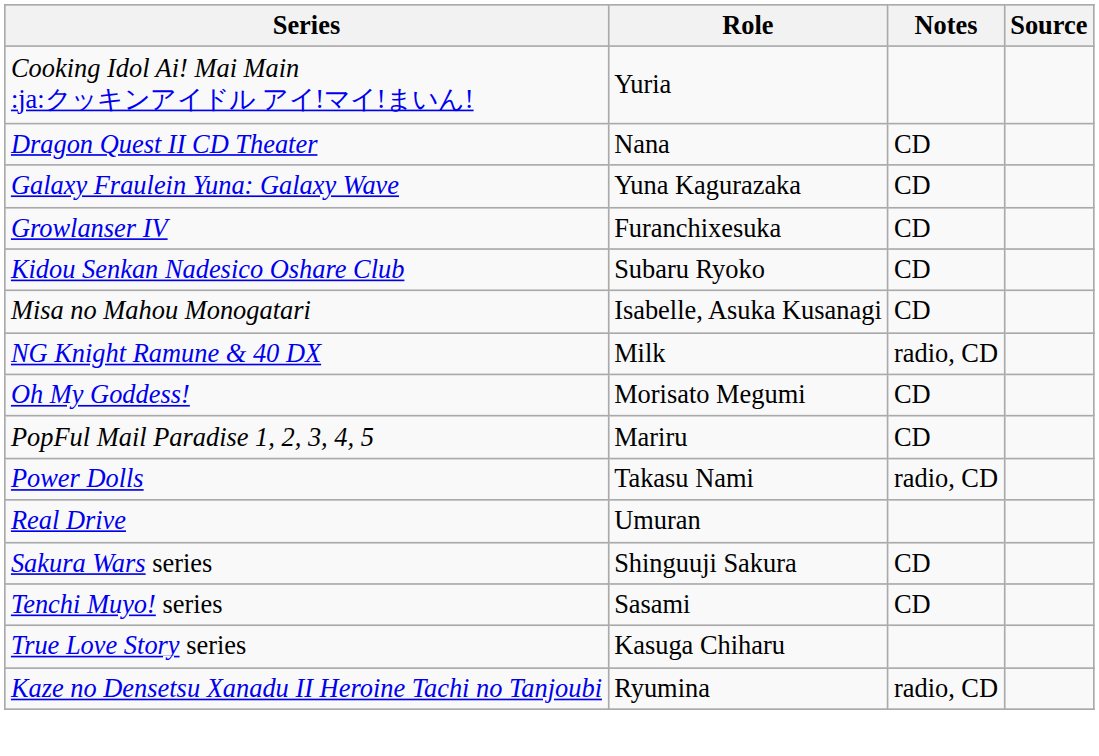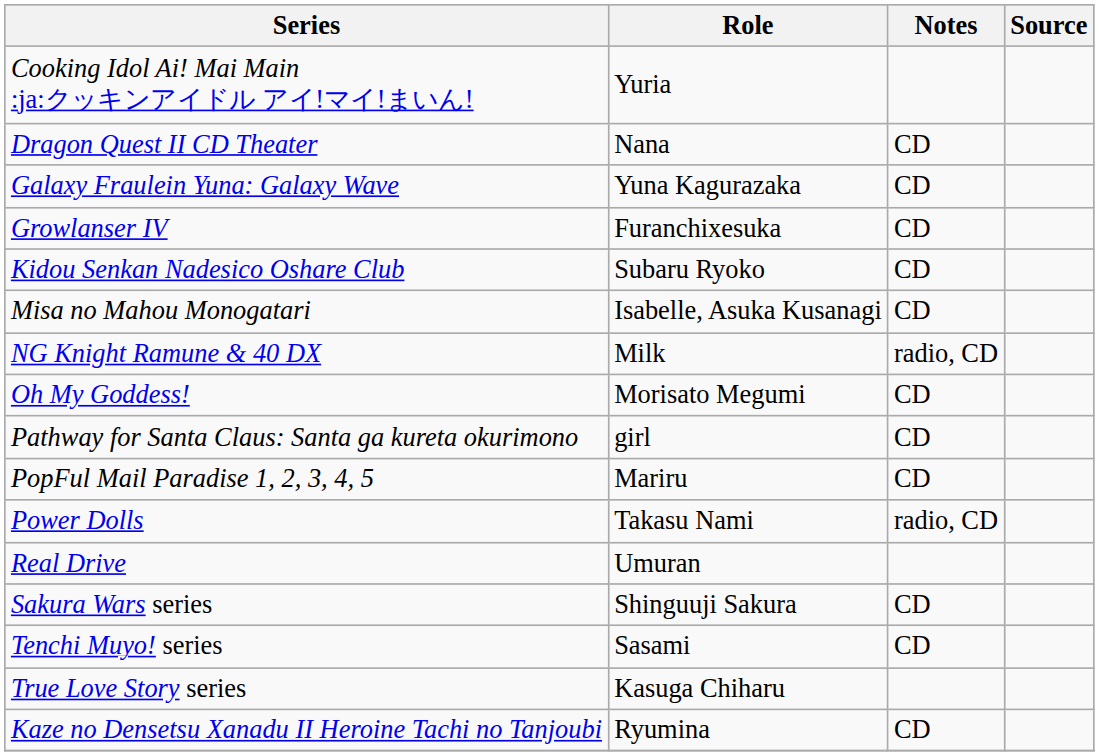+ row: (295, 436)
(946, 688) radio, CD -> (912, 729) CD
